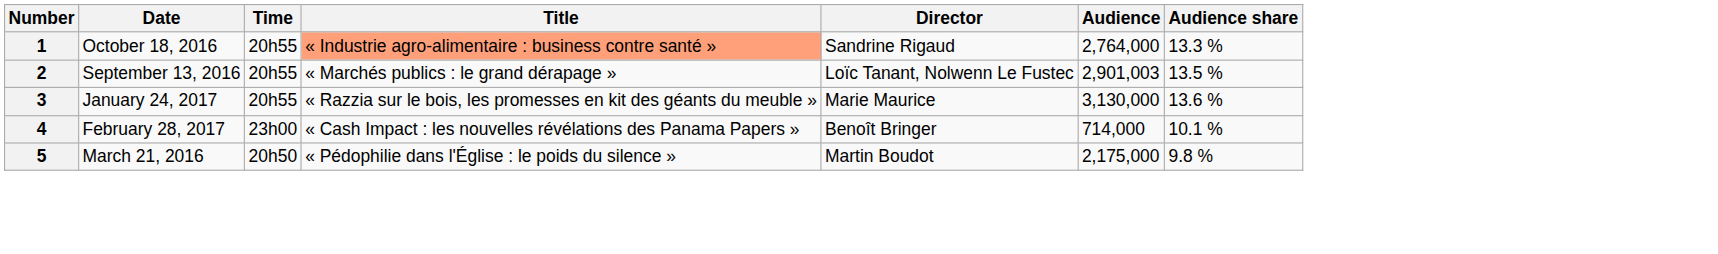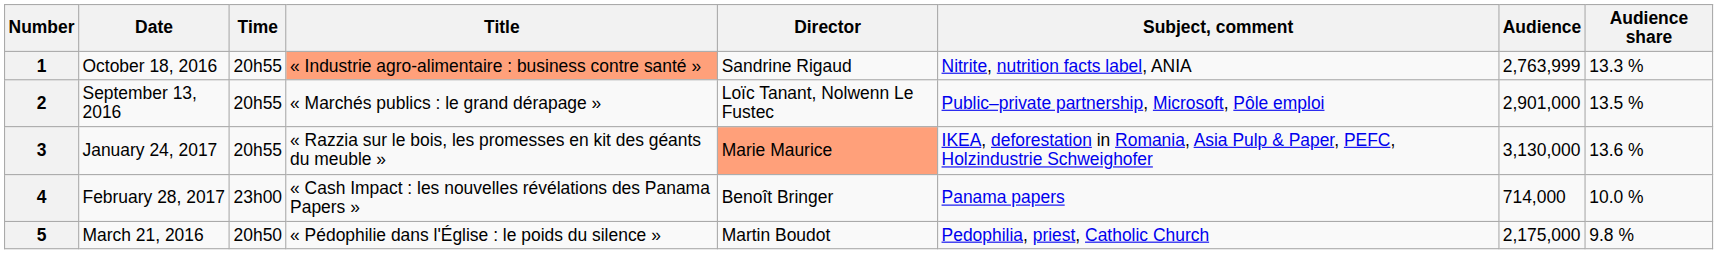+ column: (1218, 28)
(1121, 45) 2,764,000 -> (1542, 65) 2,763,999
(1121, 73) 2,901,003 -> (1542, 103) 2,901,000
(880, 101) no background -> (777, 150) lightsalmon background
(1196, 128) 10.1 % -> (1616, 197) 10.0 %
